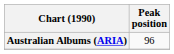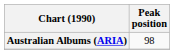(149, 40) 96 -> (149, 40) 98
